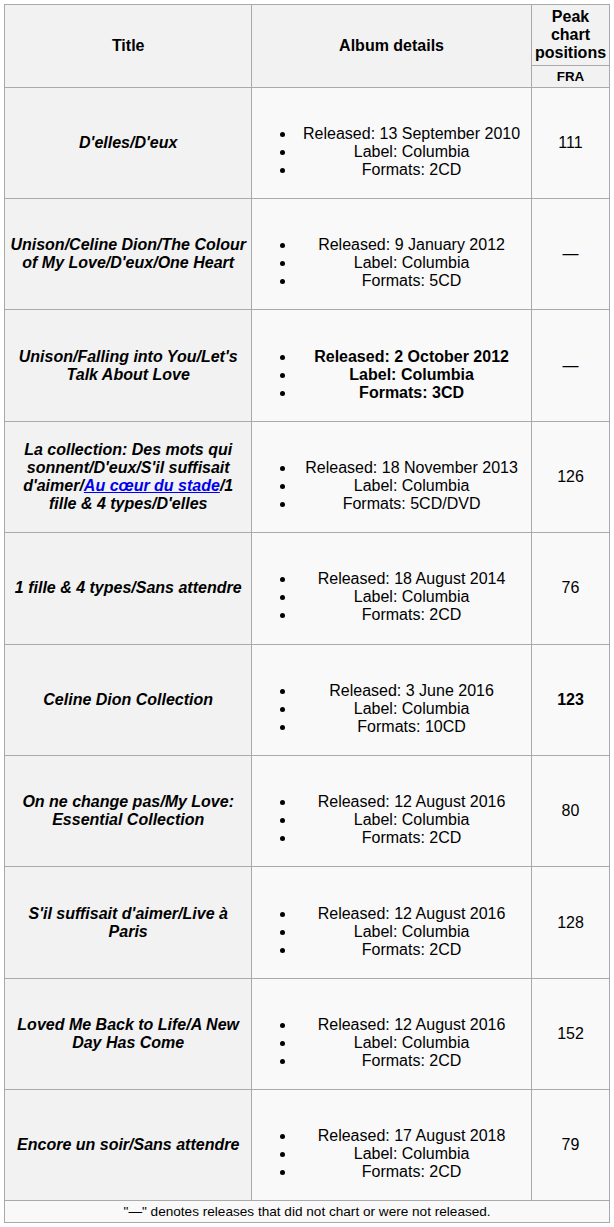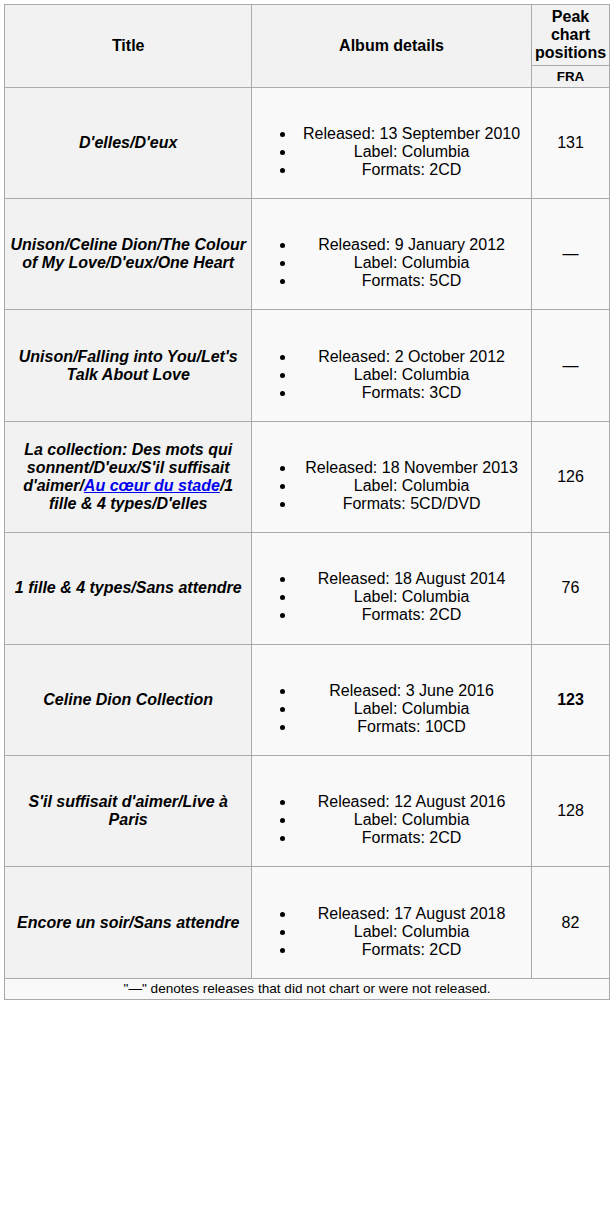(570, 142) 111 -> (570, 142) 131
(392, 375) bold -> (392, 375) normal
- row: (128, 811)
- row: (128, 1033)
(570, 1145) 79 -> (570, 922) 82
